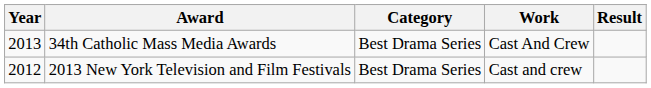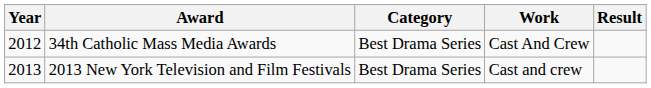(25, 43) 2013 -> (25, 43) 2012
(25, 69) 2012 -> (25, 69) 2013
